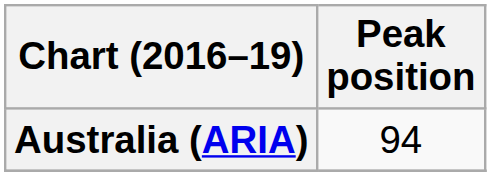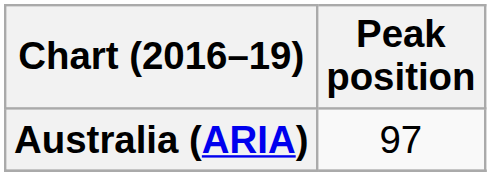(401, 139) 94 -> (401, 139) 97
